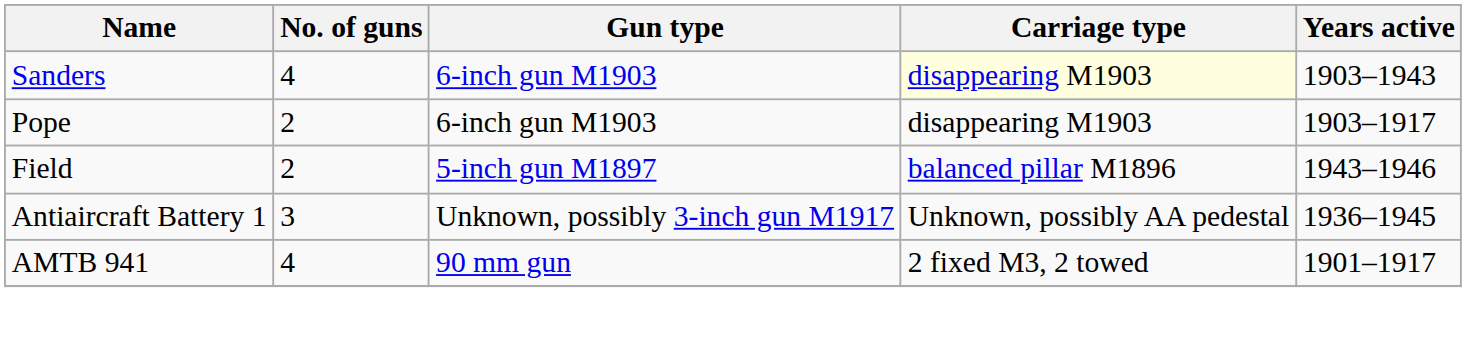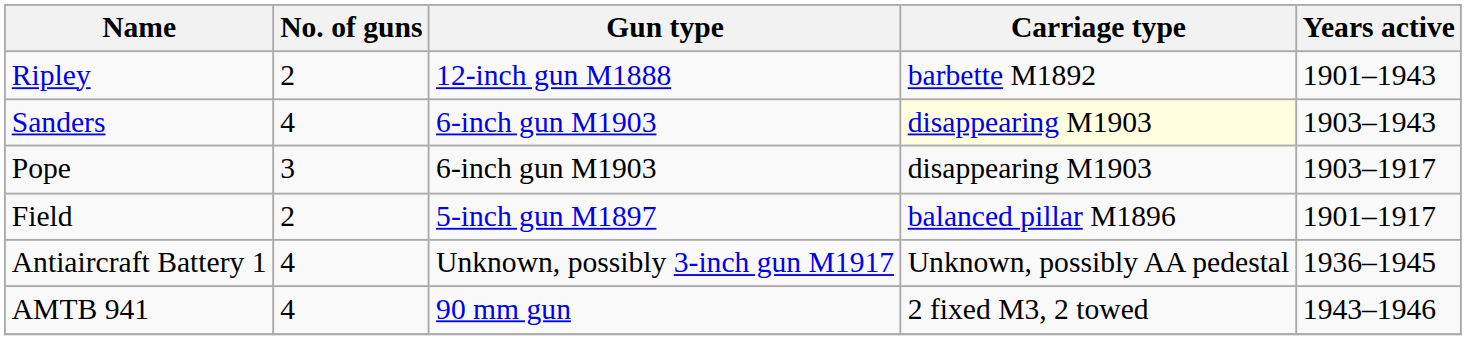+ row: (51, 74)
(288, 121) 2 -> (288, 168) 3
(1369, 168) 1943–1946 -> (1369, 215) 1901–1917
(288, 215) 3 -> (288, 262) 4
(1369, 262) 1901–1917 -> (1369, 309) 1943–1946
